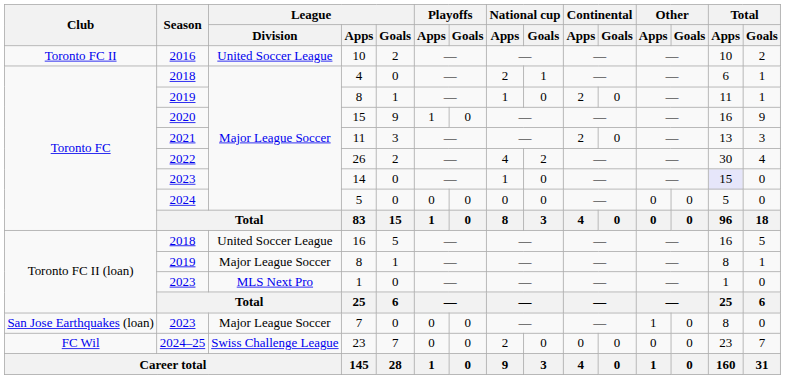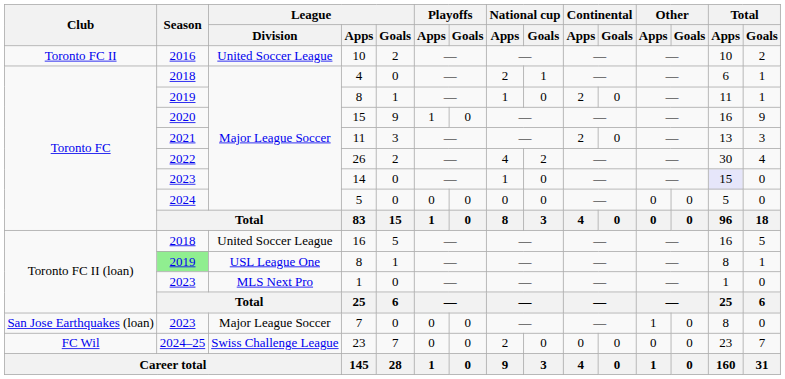(183, 261) no background -> (183, 261) lightgreen background
(275, 261) Major League Soccer -> (275, 261) USL League One
